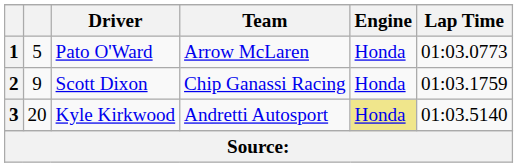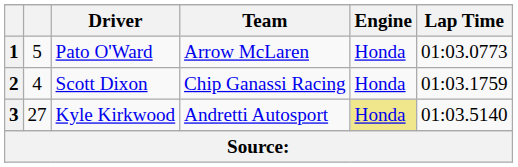(37, 83) 9 -> (37, 83) 4
(37, 115) 20 -> (37, 115) 27
